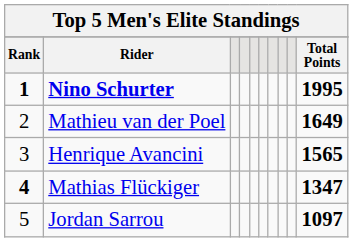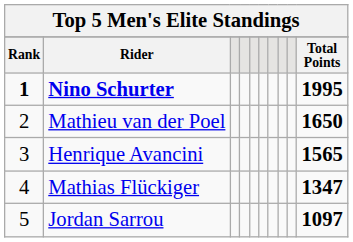(322, 121) 1649 -> (322, 121) 1650
(24, 186) bold -> (24, 186) normal
